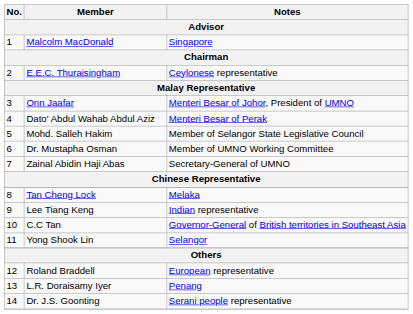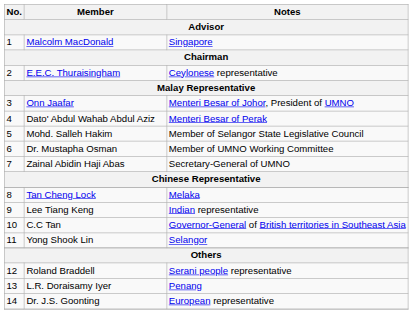(221, 270) European representative -> (230, 270) Serani people representative
(230, 301) Serani people representative -> (221, 301) European representative
